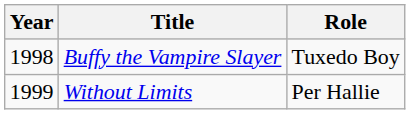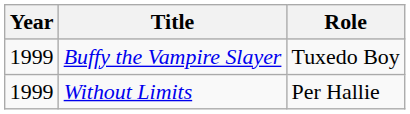(32, 56) 1998 -> (32, 56) 1999
